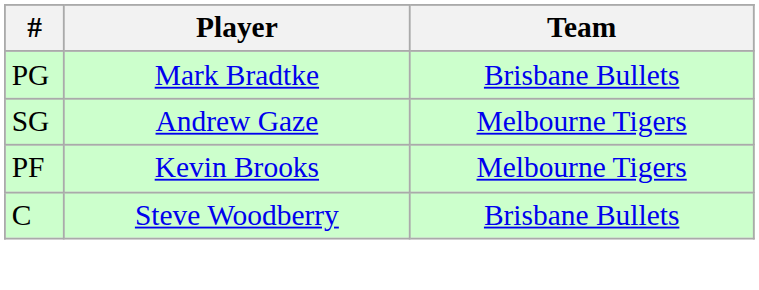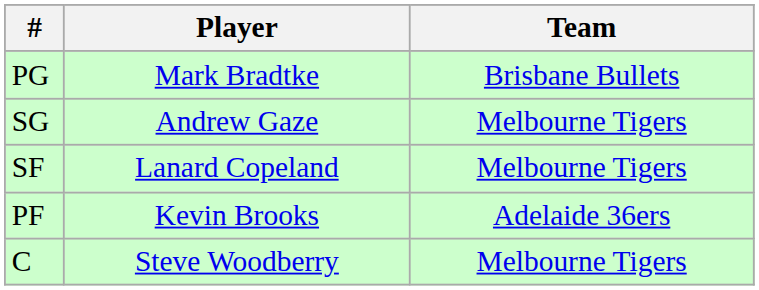+ row: (28, 167)
(582, 167) Melbourne Tigers -> (582, 214) Adelaide 36ers
(582, 214) Brisbane Bullets -> (582, 261) Melbourne Tigers
